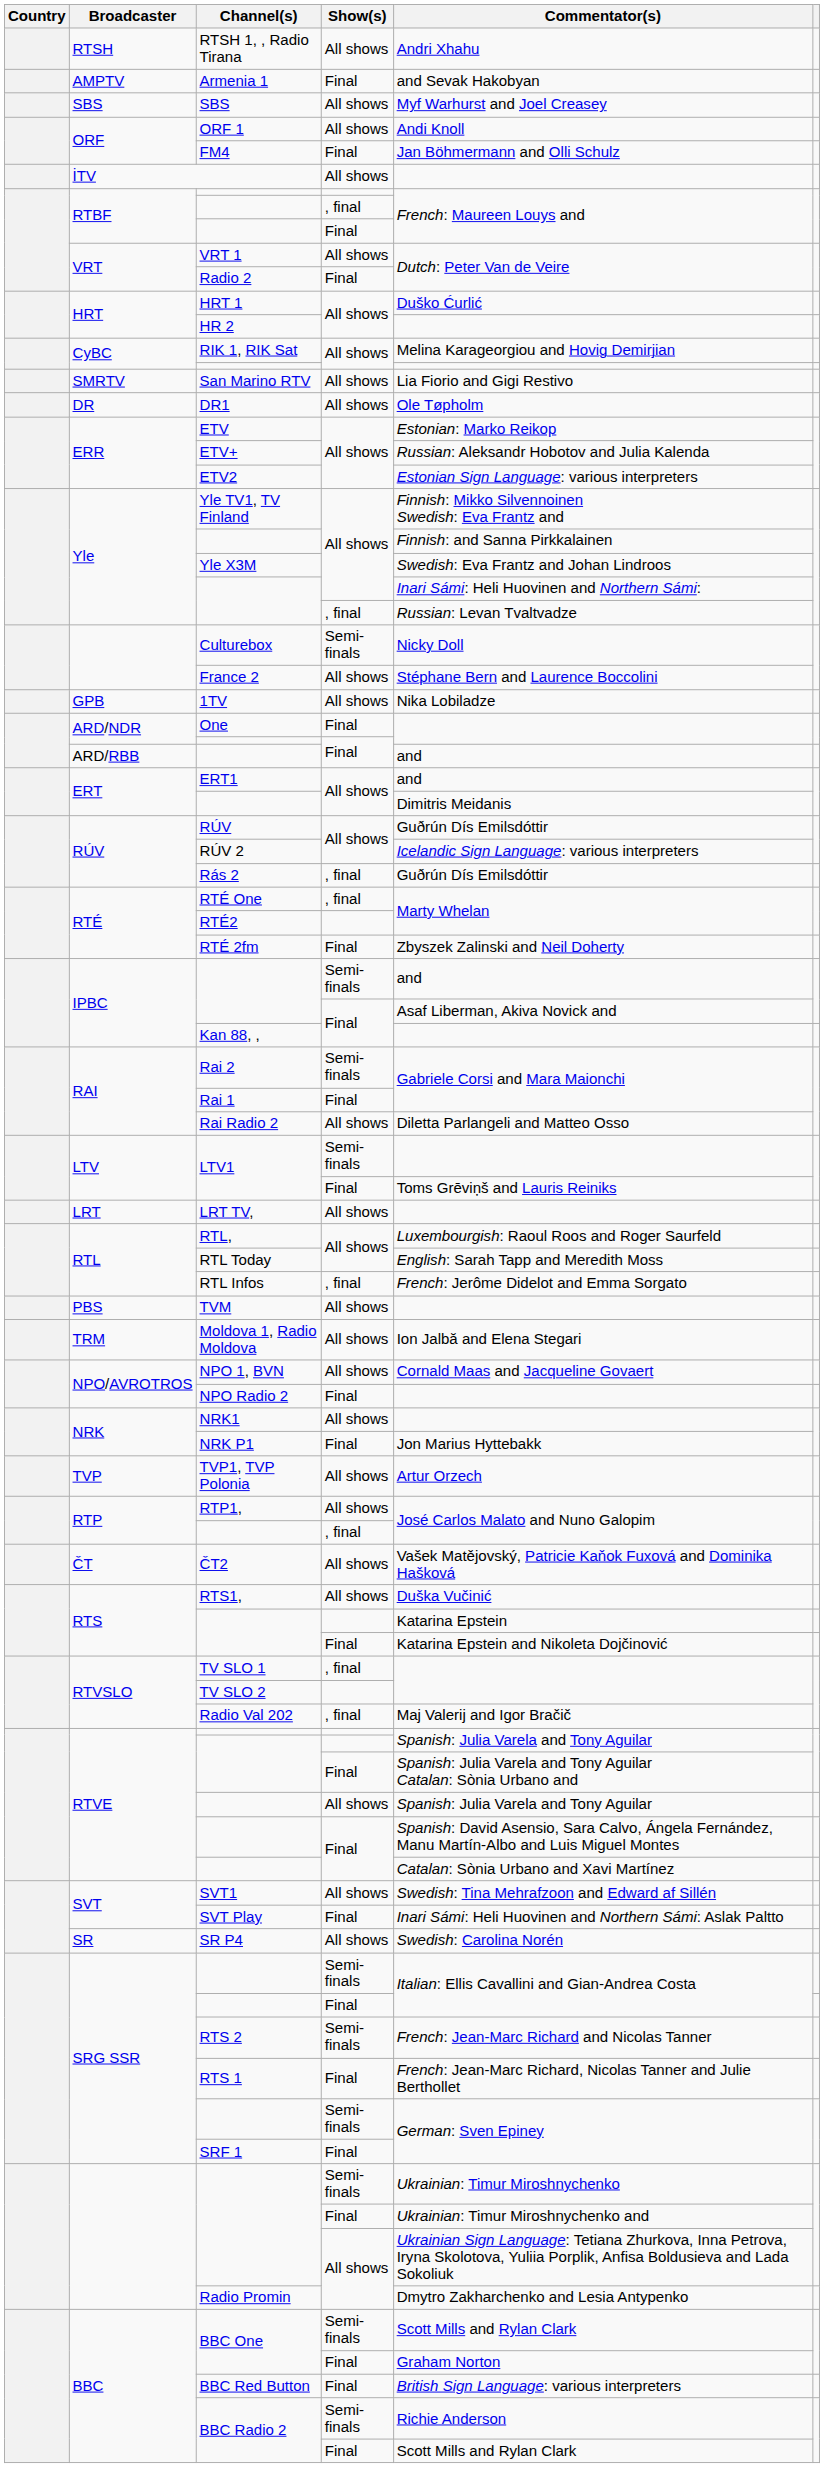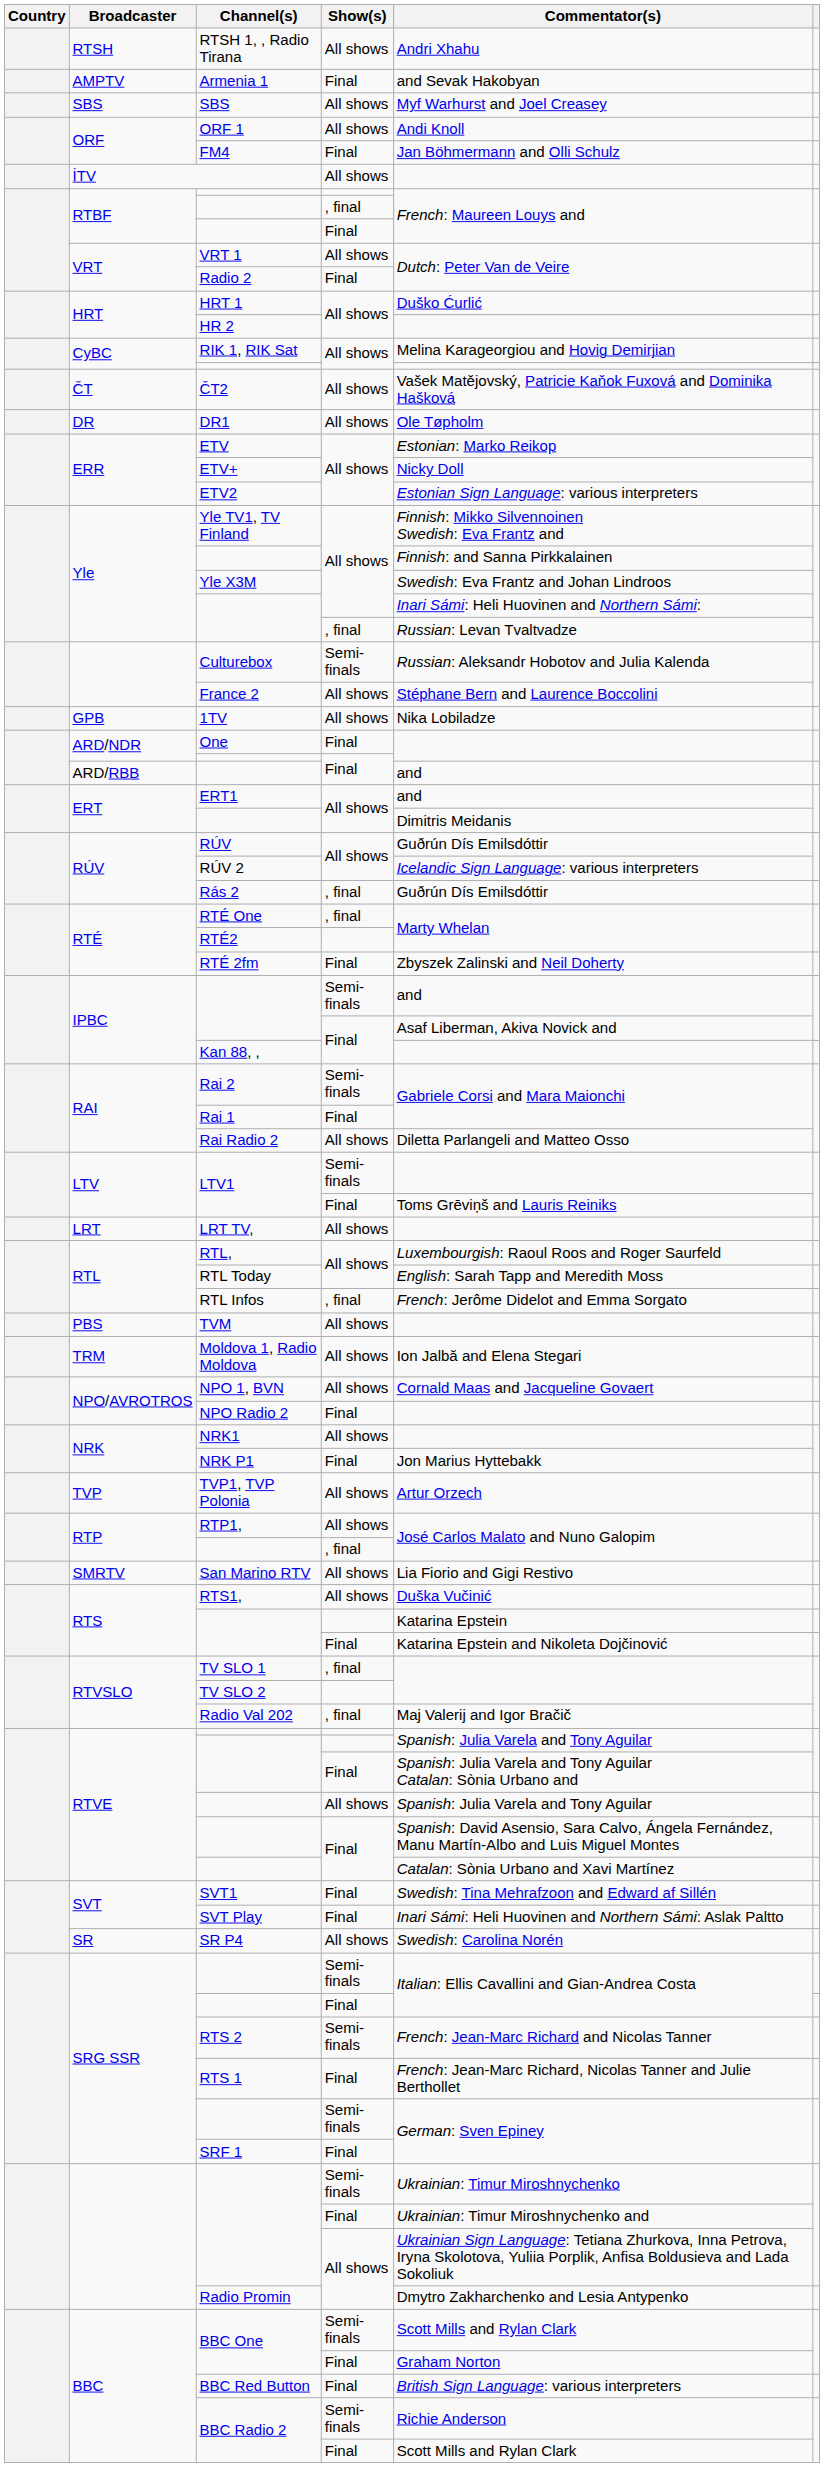rows swapped: (83, 1564) <-> (99, 381)
(553, 452) Russian: Aleksandr Hobotov and Julia Kalenda -> (430, 469) Nicky Doll
(430, 645) Nicky Doll -> (553, 661) Russian: Aleksandr Hobotov and Julia Kalenda
(357, 1893) All shows -> (341, 1893) Final
